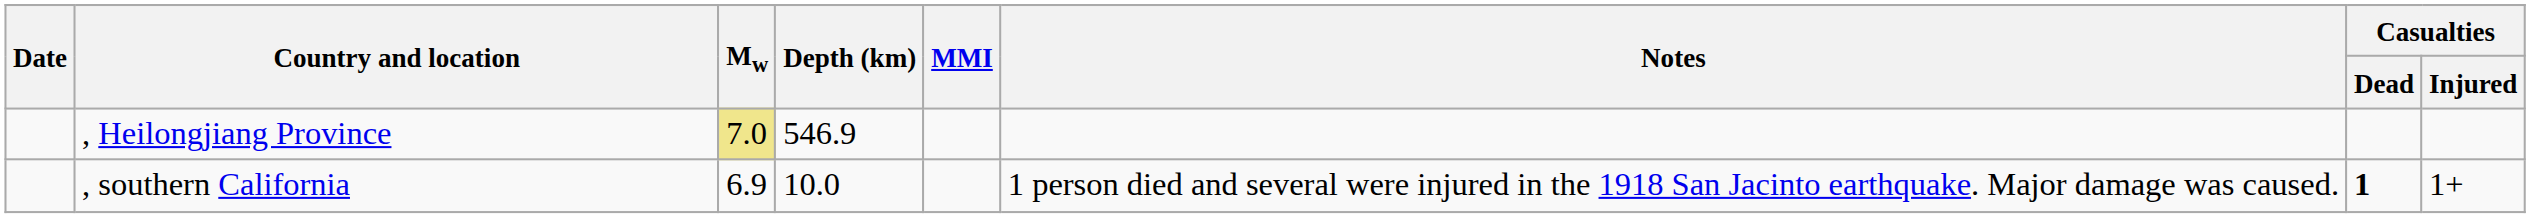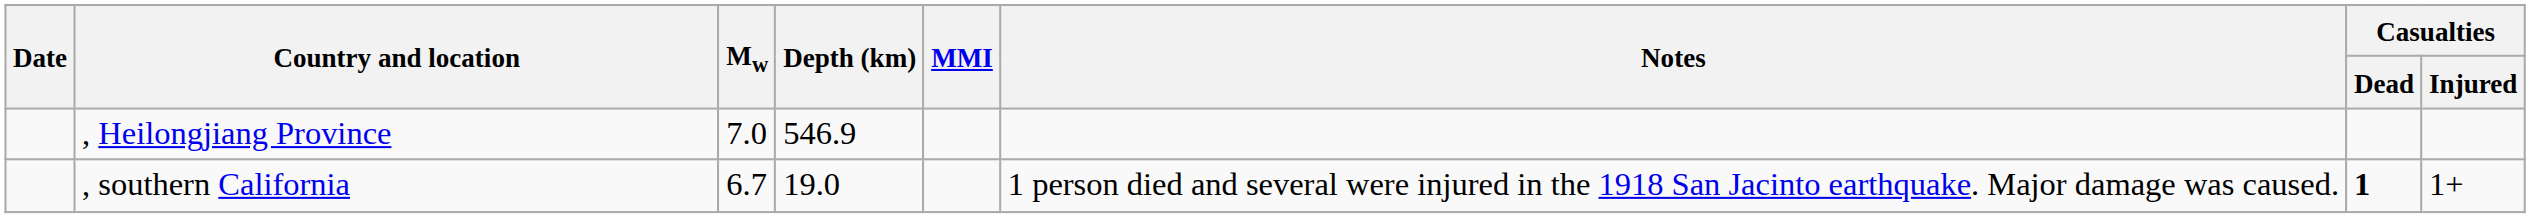(747, 133) khaki background -> (747, 133) no background
(747, 184) 6.9 -> (747, 184) 6.7
(812, 184) 10.0 -> (812, 184) 19.0
